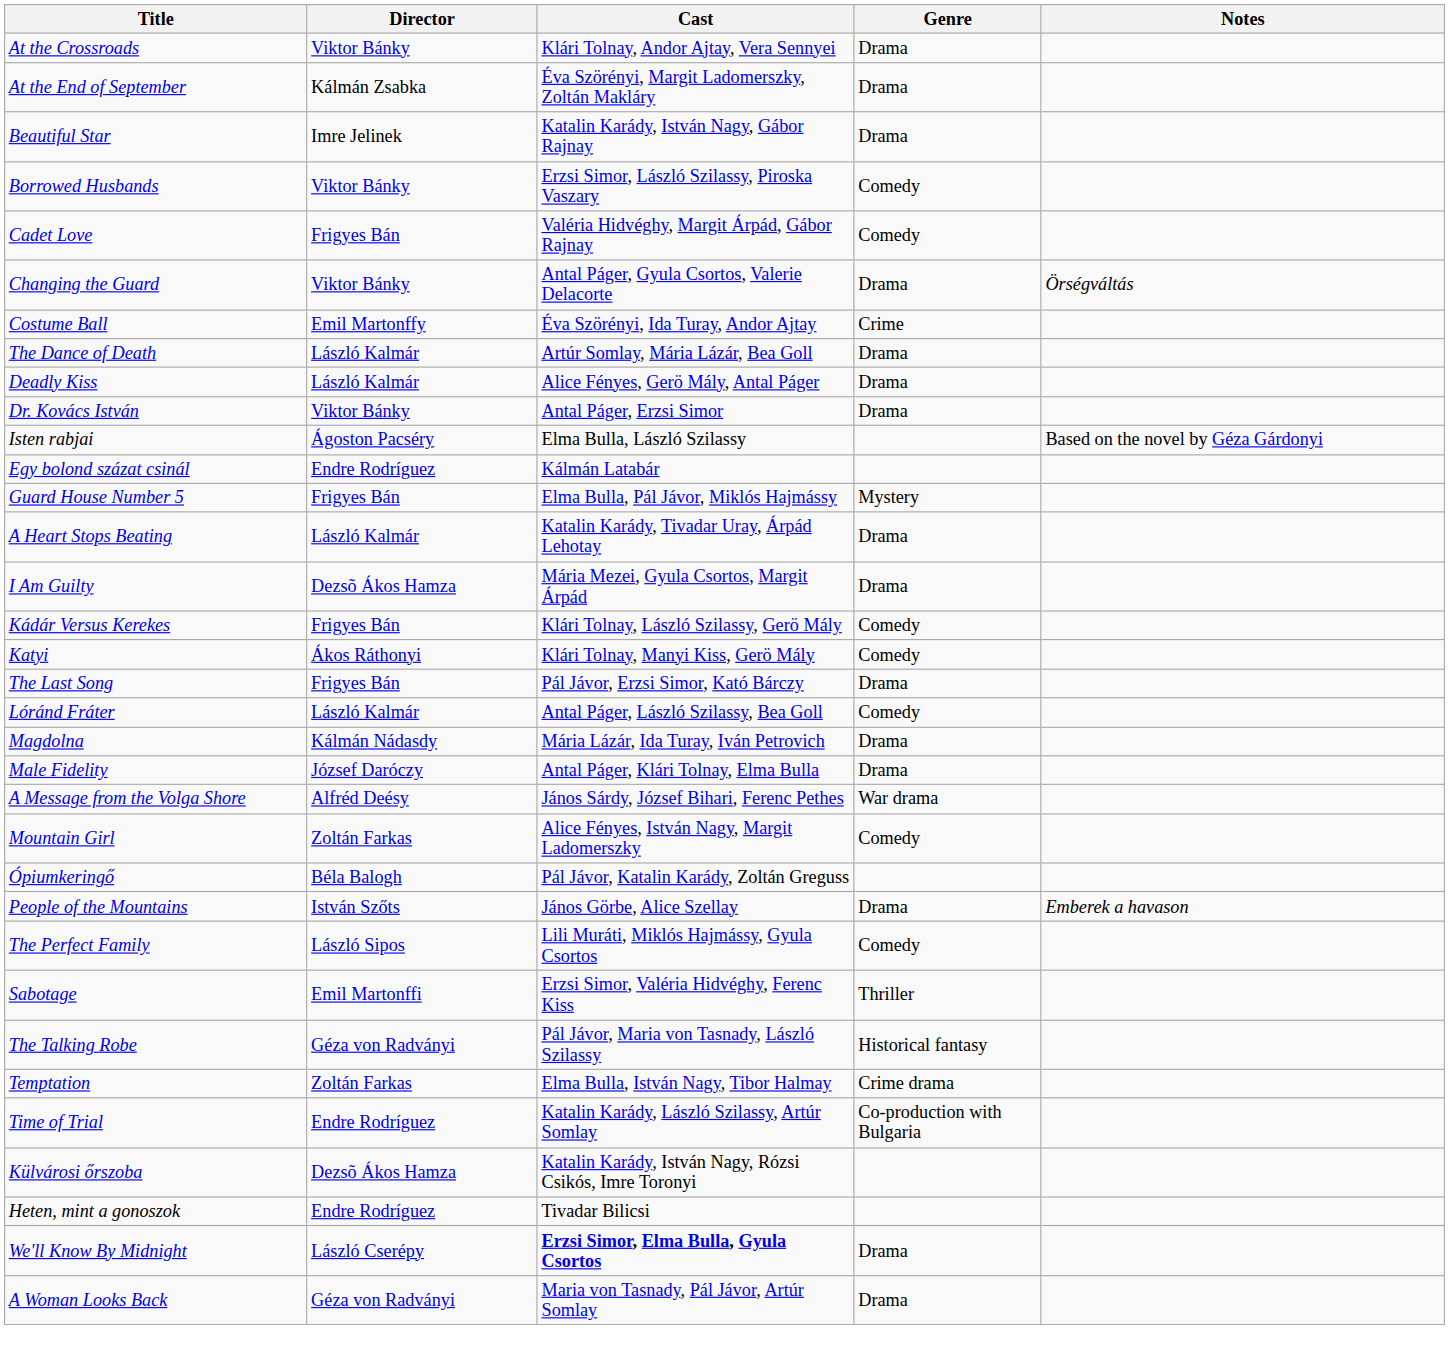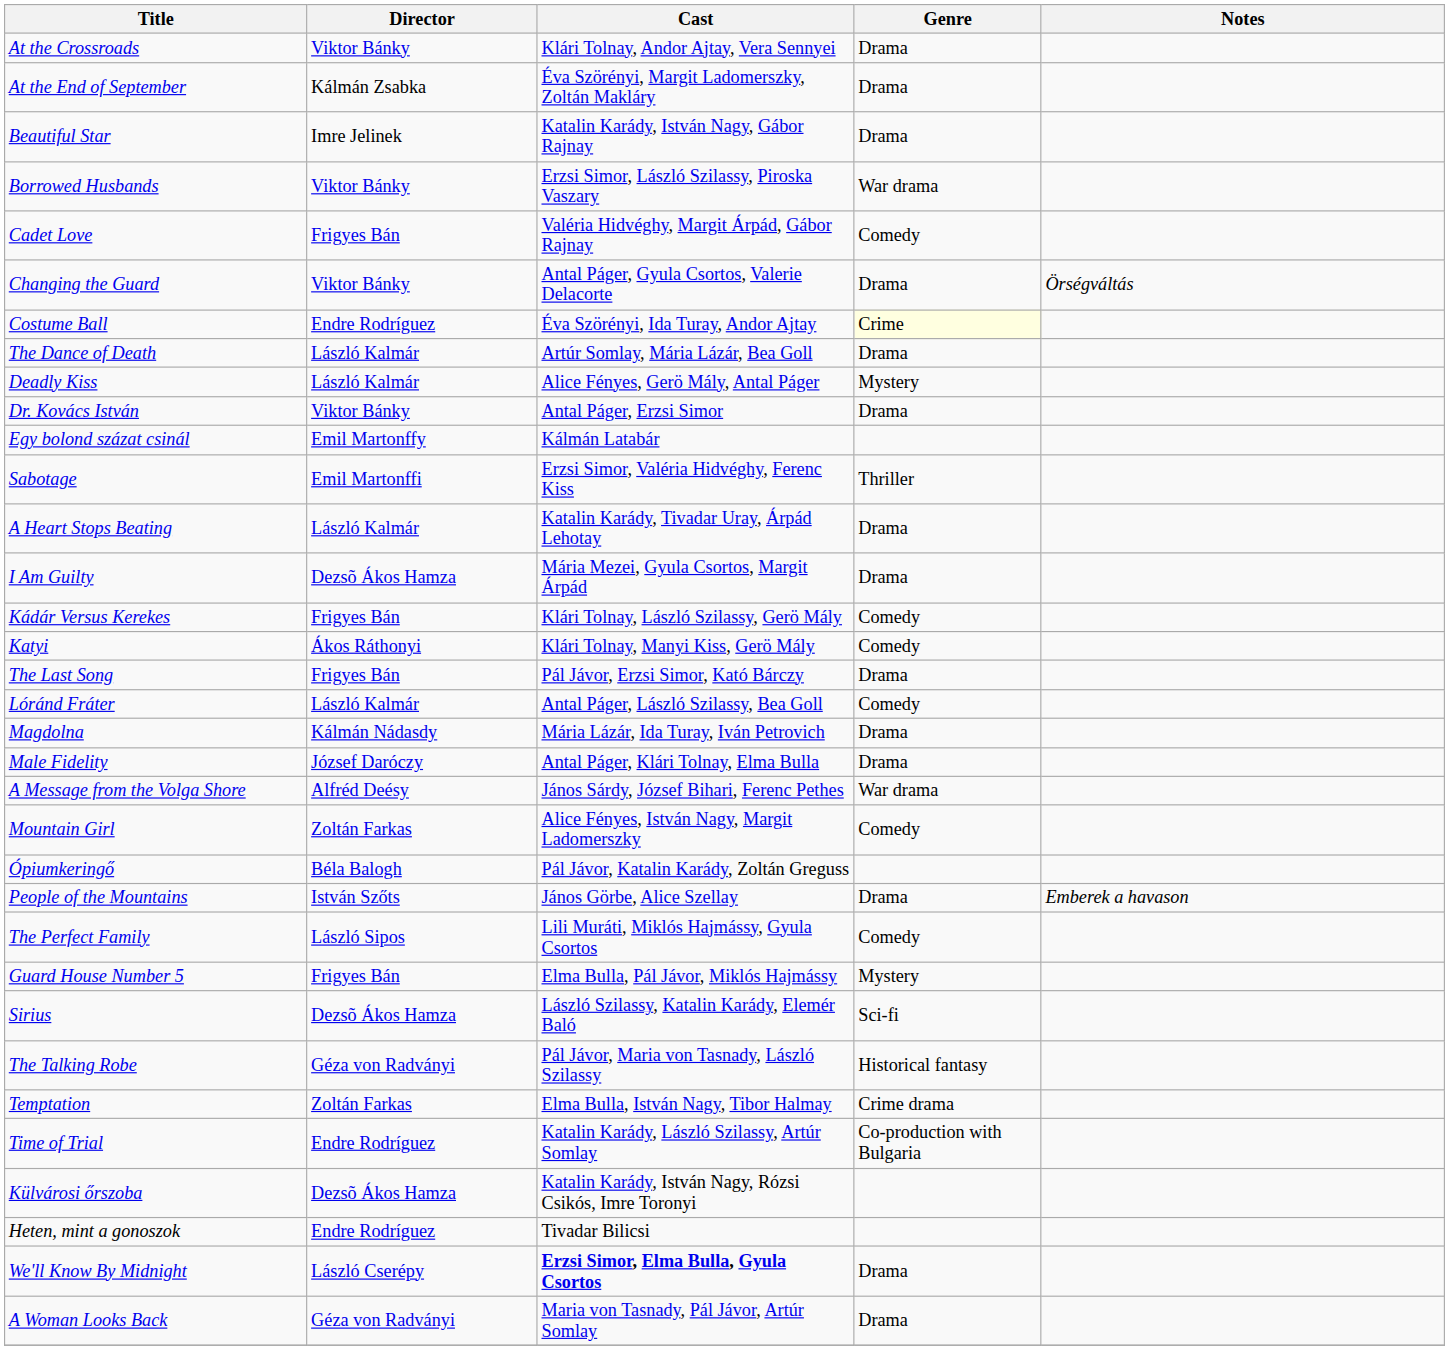(889, 185) Comedy -> (898, 185) War drama
(368, 324) Emil Martonffy -> (373, 324) Endre Rodríguez
(881, 324) no background -> (881, 324) lightyellow background
(883, 381) Drama -> (889, 381) Mystery
- row: (51, 439)
(373, 468) Endre Rodríguez -> (368, 439) Emil Martonffy
rows swapped: (96, 497) <-> (43, 994)
+ row: (30, 1015)
